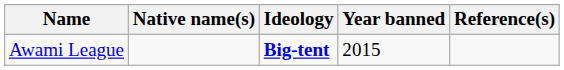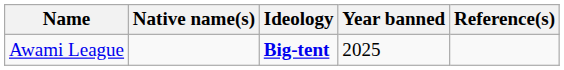(361, 49) 2015 -> (361, 49) 2025
